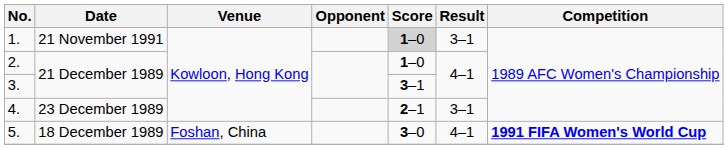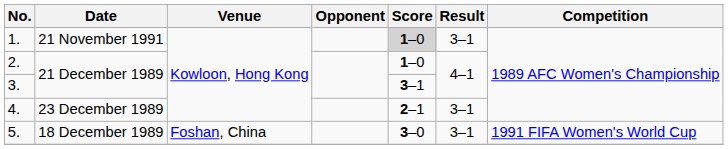(462, 132) 4–1 -> (462, 132) 3–1
(599, 132) bold -> (594, 132) normal
